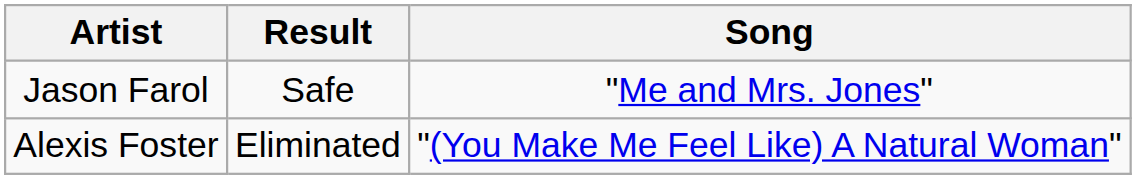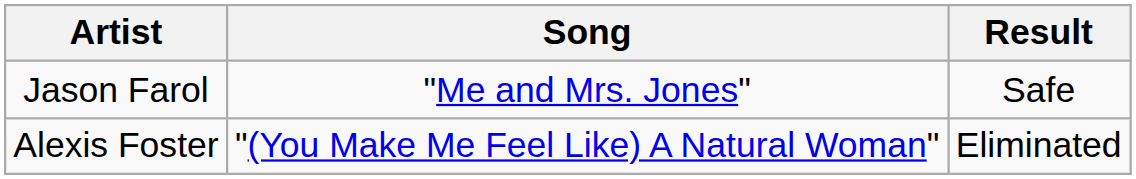columns swapped: (769, 32) <-> (318, 32)
